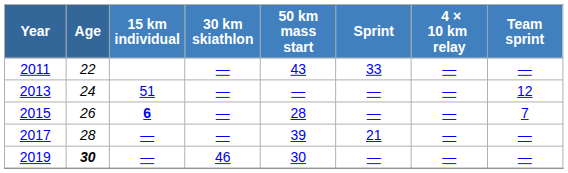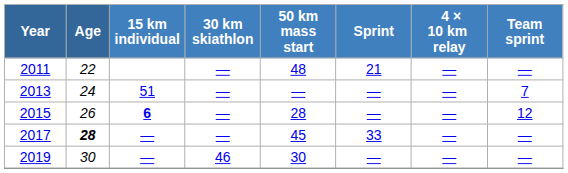(298, 69) 43 -> (298, 69) 48
(374, 69) 33 -> (374, 69) 21
(525, 91) 12 -> (525, 91) 7
(525, 113) 7 -> (525, 113) 12
(88, 136) normal -> (88, 136) bold
(298, 136) 39 -> (298, 136) 45
(374, 136) 21 -> (374, 136) 33
(88, 158) bold -> (88, 158) normal
